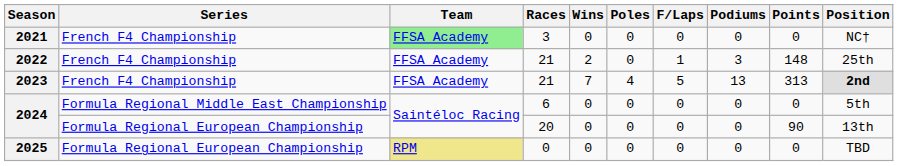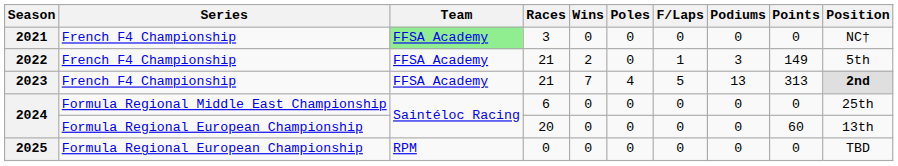(796, 60) 148 -> (796, 60) 149
(858, 60) 25th -> (858, 60) 5th
(858, 104) 5th -> (858, 104) 25th
(796, 126) 90 -> (796, 126) 60
(405, 149) khaki background -> (405, 149) no background
